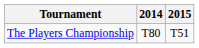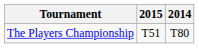columns swapped: (151, 14) <-> (180, 14)
